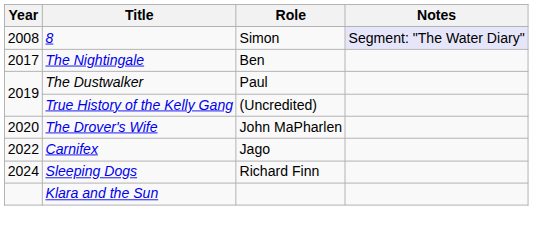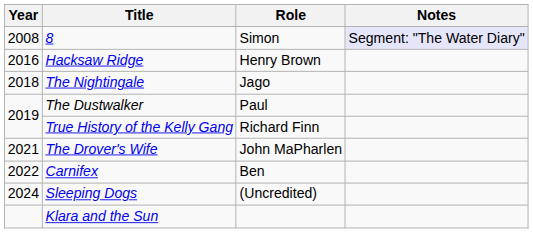+ row: (94, 60)
(23, 60) 2017 -> (23, 82) 2018
(252, 60) Ben -> (255, 82) Jago
(278, 104) (Uncredited) -> (279, 127) Richard Finn
(23, 127) 2020 -> (23, 149) 2021
(255, 149) Jago -> (252, 171) Ben
(279, 171) Richard Finn -> (278, 194) (Uncredited)
